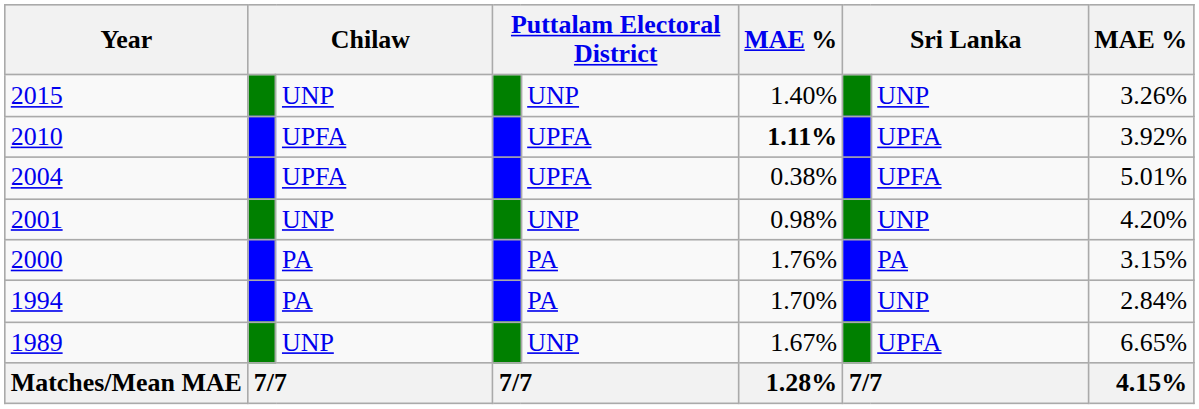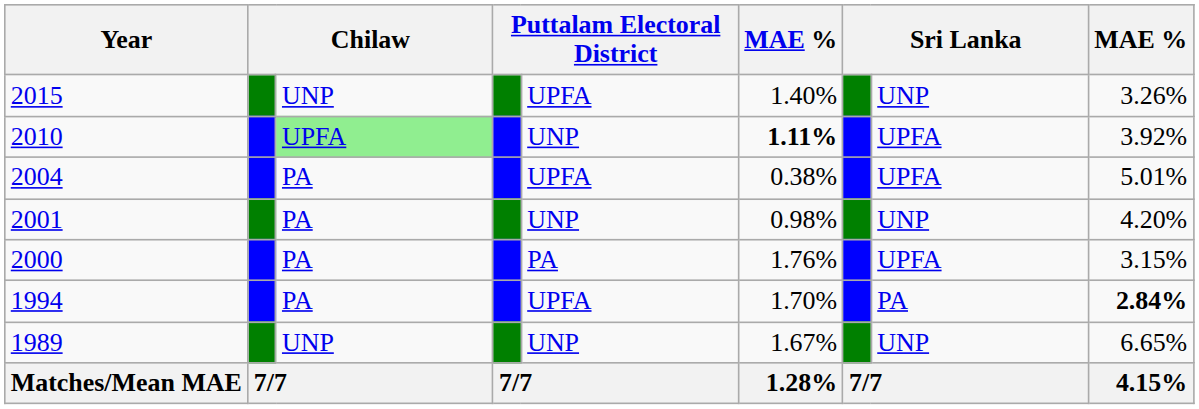(553, 95) UNP -> (559, 95) UPFA
(314, 136) no background -> (314, 136) lightgreen background
(559, 136) UPFA -> (553, 136) UNP
(314, 177) UPFA -> (297, 177) PA
(308, 218) UNP -> (297, 218) PA
(893, 259) PA -> (909, 259) UPFA
(543, 300) PA -> (559, 300) UPFA
(903, 300) UNP -> (893, 300) PA
(1154, 300) normal -> (1152, 300) bold
(909, 341) UPFA -> (903, 341) UNP
